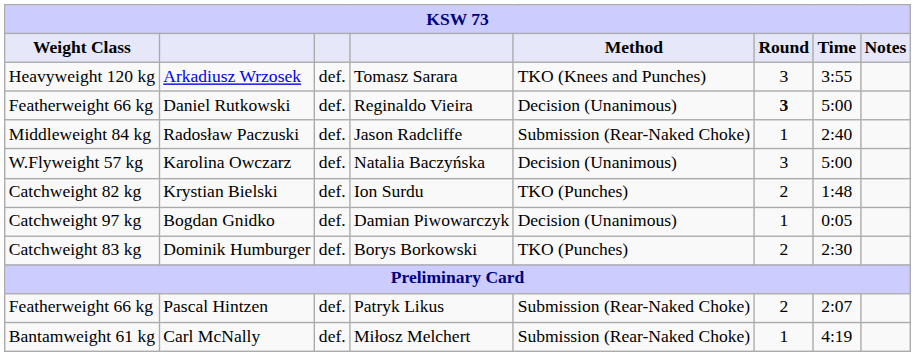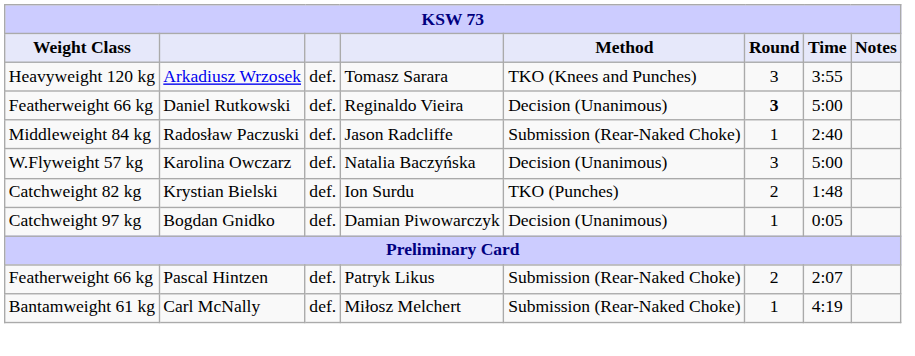- row: (237, 249)
